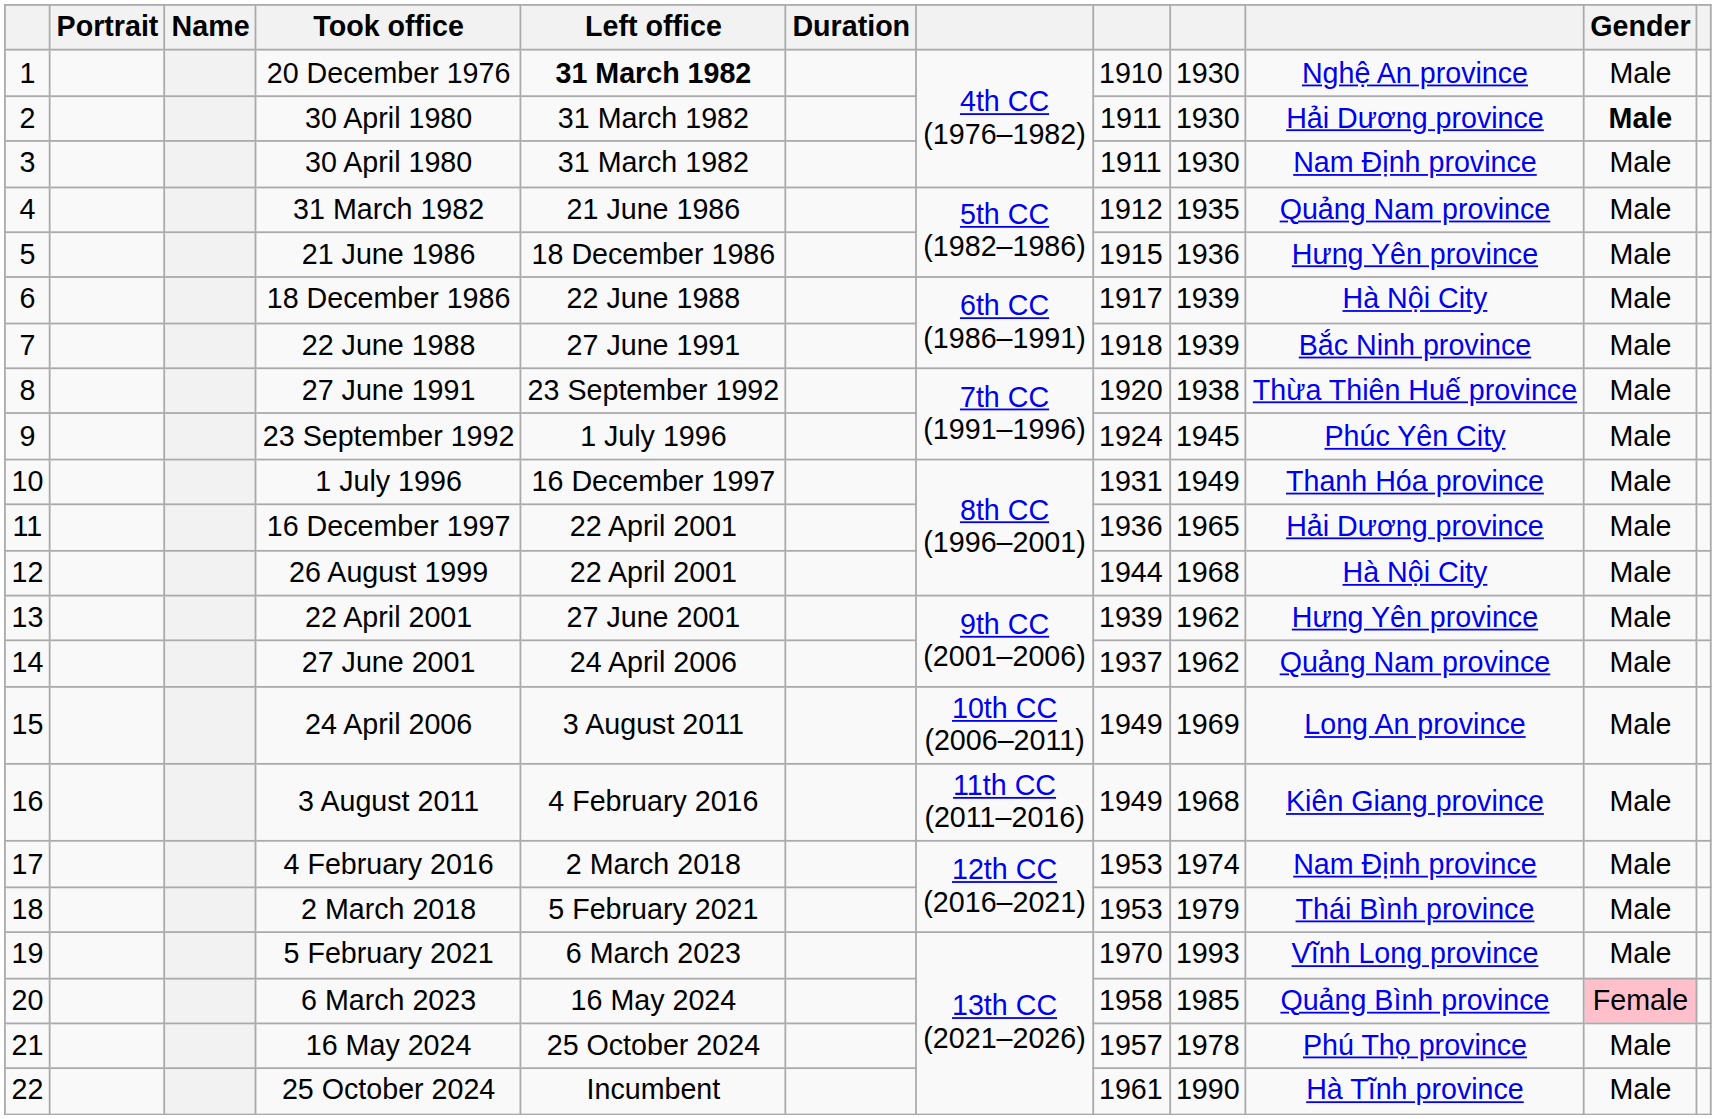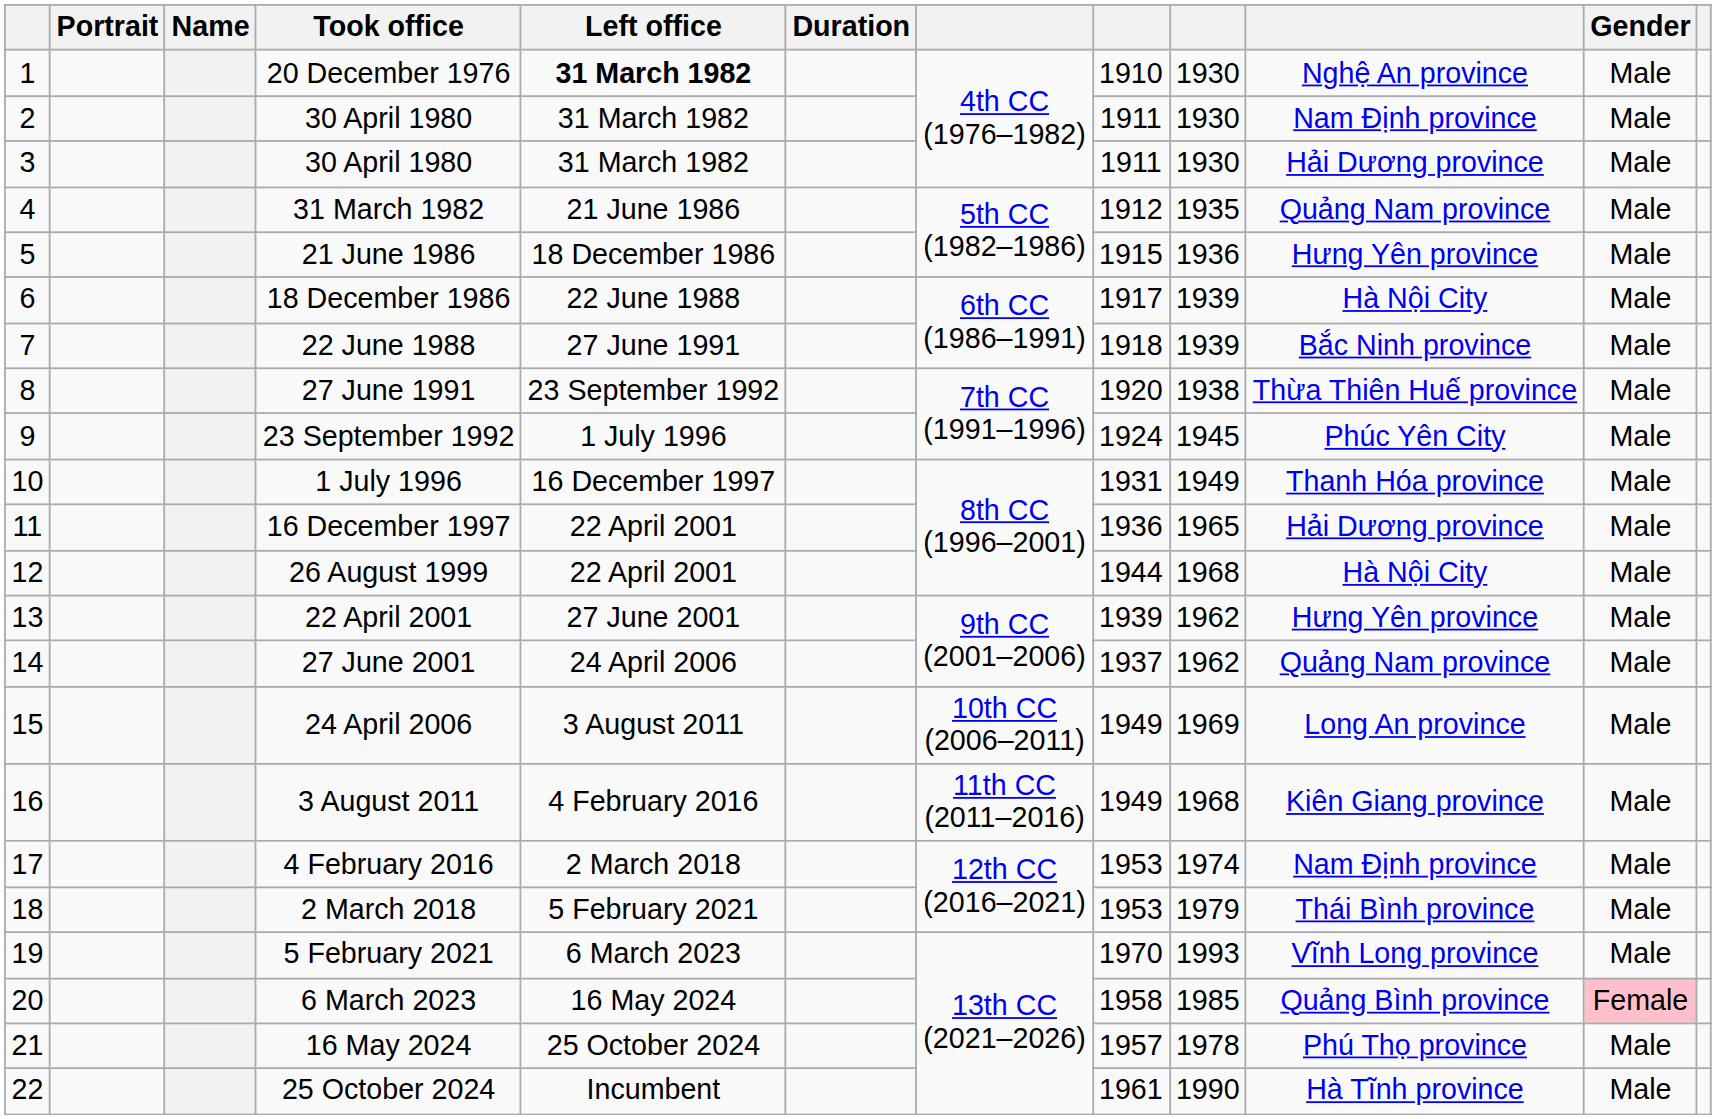(1415, 118) Hải Dương province -> (1415, 118) Nam Định province
(1640, 118) bold -> (1640, 118) normal
(1415, 163) Nam Định province -> (1415, 163) Hải Dương province
